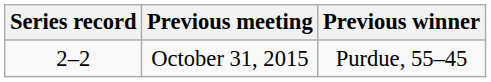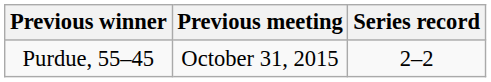columns swapped: (73, 22) <-> (402, 22)
